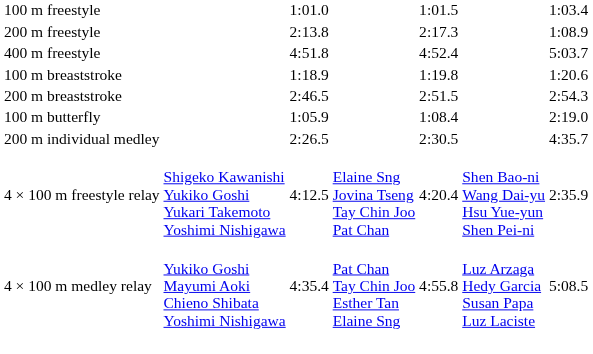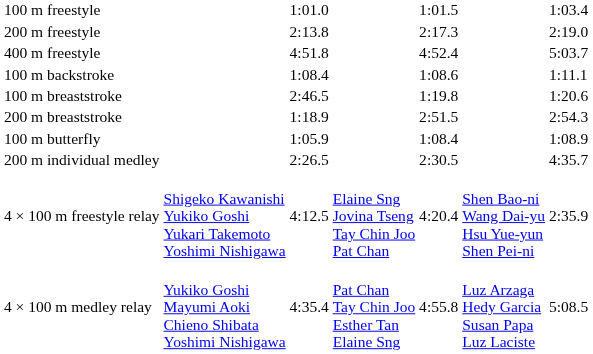(569, 31) 1:08.9 -> (569, 31) 2:19.0
+ row: (59, 74)
(309, 74) 1:18.9 -> (309, 96) 2:46.5
(309, 96) 2:46.5 -> (309, 117) 1:18.9
(569, 117) 2:19.0 -> (569, 138) 1:08.9
